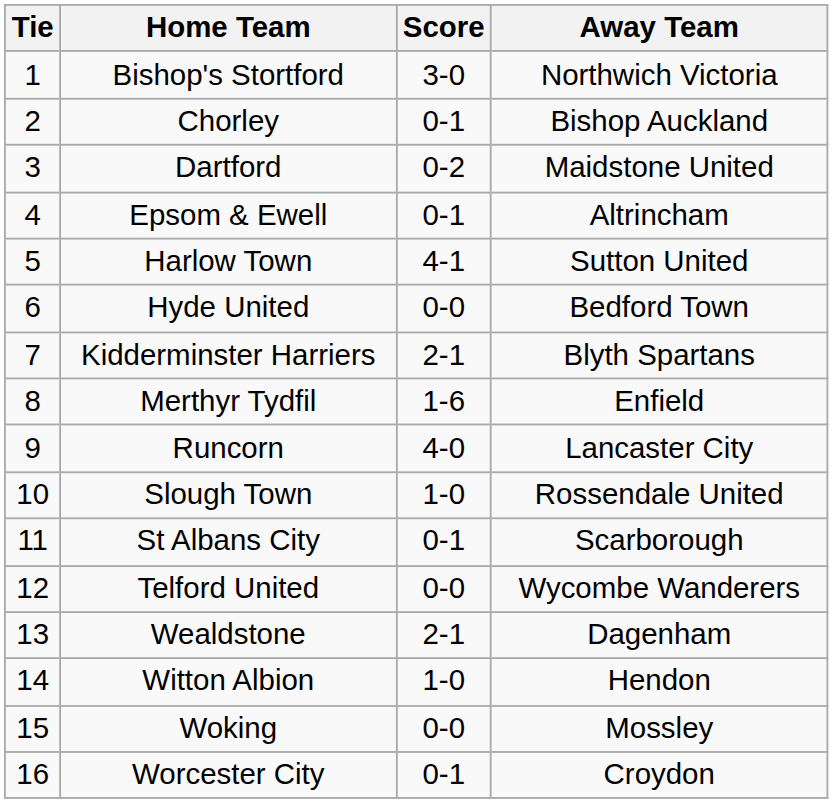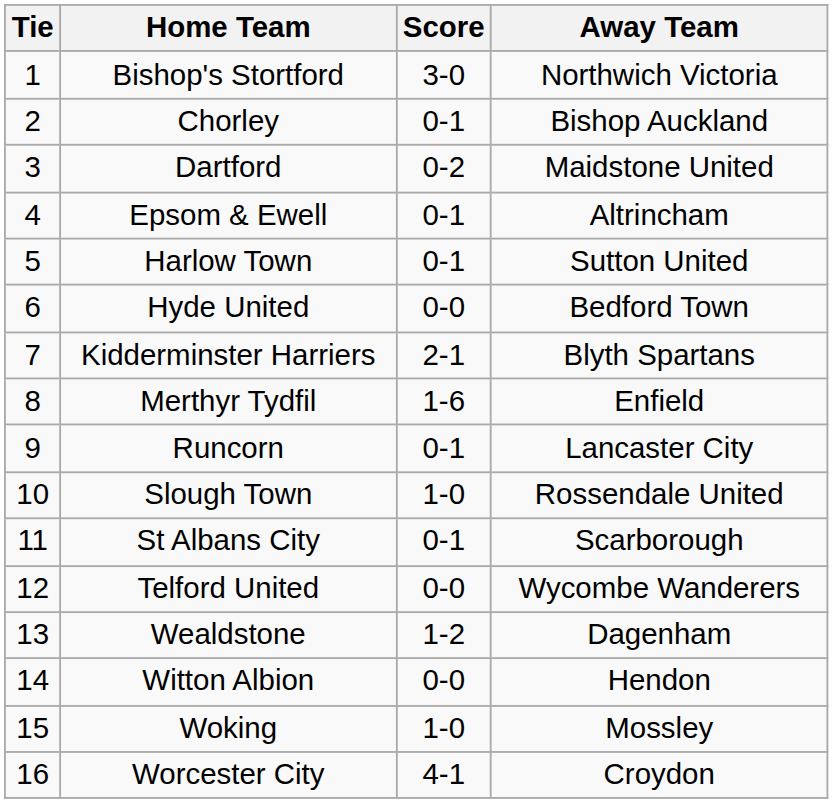(444, 261) 4-1 -> (444, 261) 0-1
(444, 448) 4-0 -> (444, 448) 0-1
(444, 634) 2-1 -> (444, 634) 1-2
(444, 681) 1-0 -> (444, 681) 0-0
(444, 728) 0-0 -> (444, 728) 1-0
(444, 774) 0-1 -> (444, 774) 4-1
